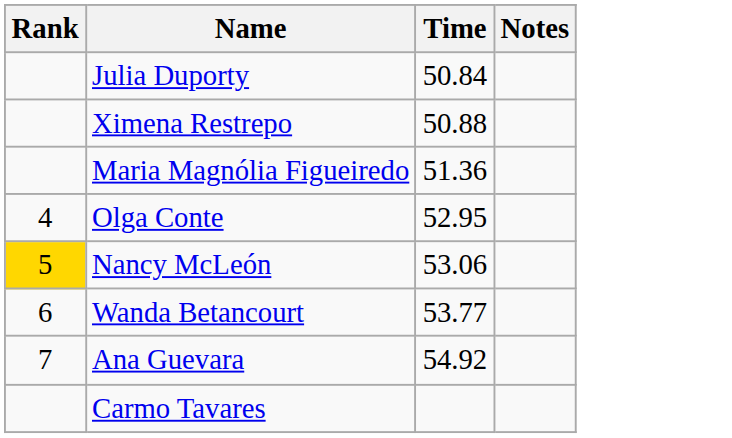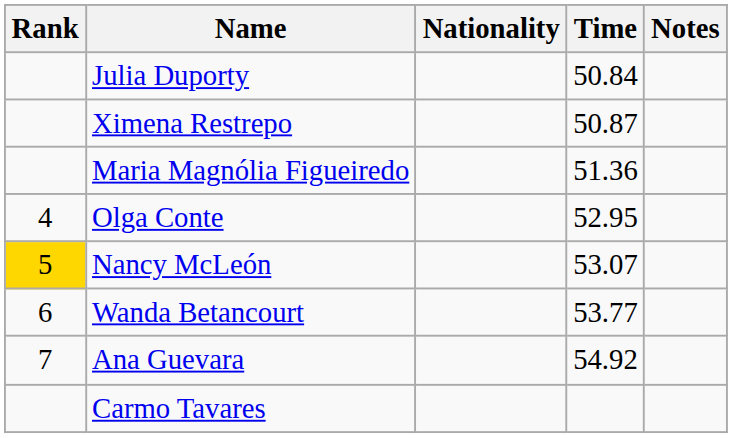+ column: (491, 28)
(455, 123) 50.88 -> (605, 123) 50.87
(455, 265) 53.06 -> (605, 265) 53.07
